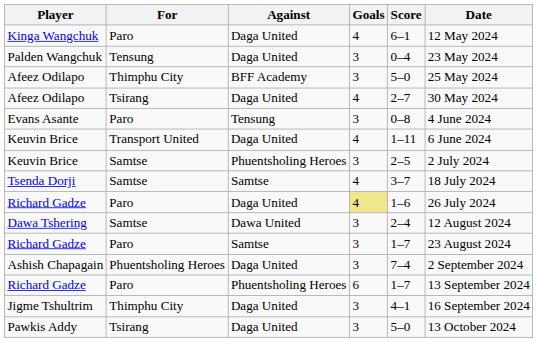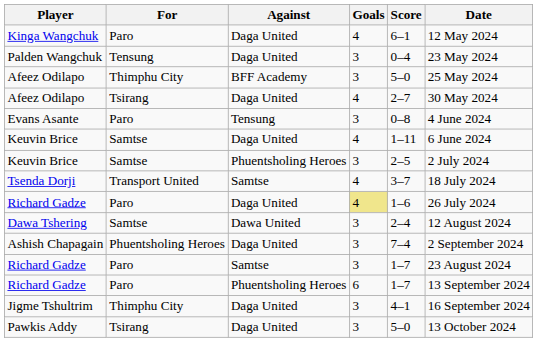(154, 139) Transport United -> (128, 139) Samtse
(128, 181) Samtse -> (154, 181) Transport United
rows swapped: (47, 243) <-> (55, 264)
